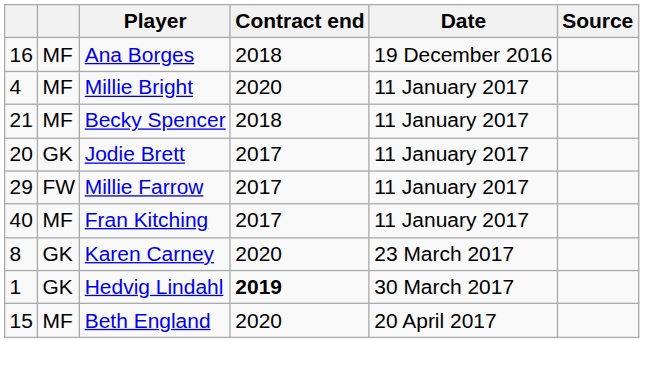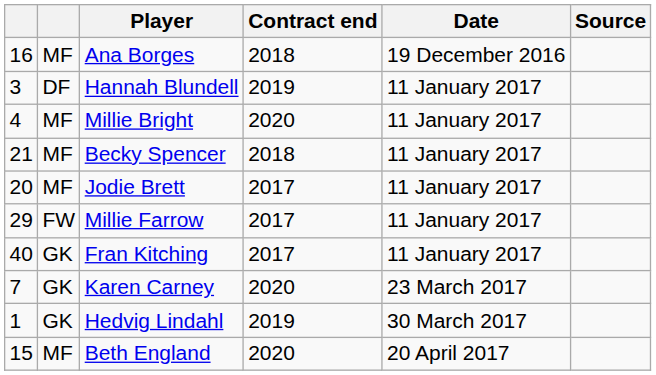+ row: (162, 87)
(58, 154) GK -> (58, 187) MF
(58, 220) MF -> (58, 253) GK
(15, 253) 8 -> (15, 287) 7
(259, 287) bold -> (272, 320) normal
